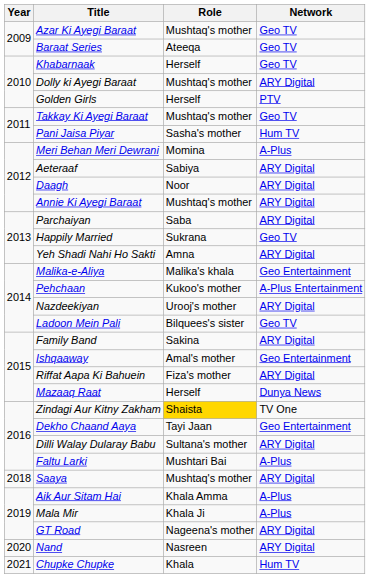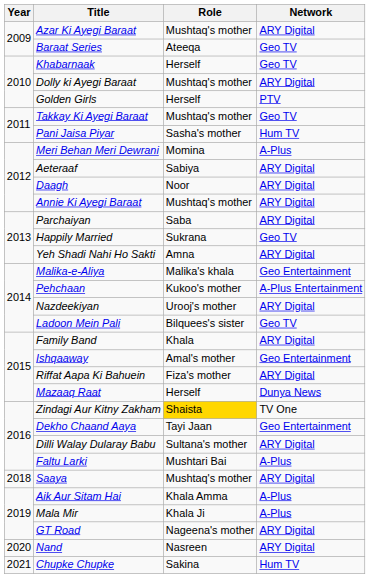(278, 30) Geo TV -> (287, 30) ARY Digital
(182, 340) Sakina -> (180, 340) Khala
(180, 565) Khala -> (182, 565) Sakina
